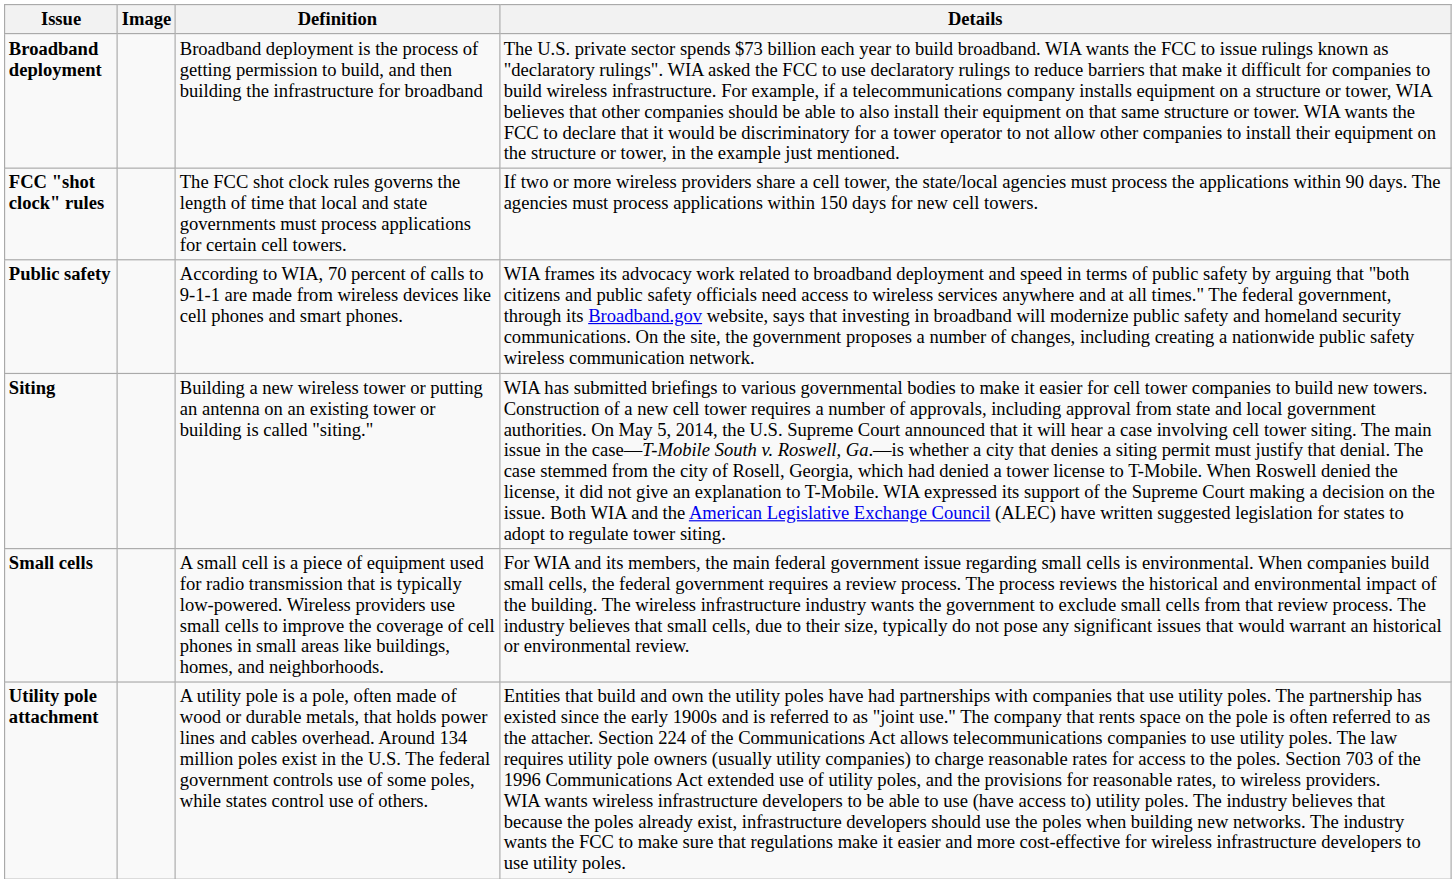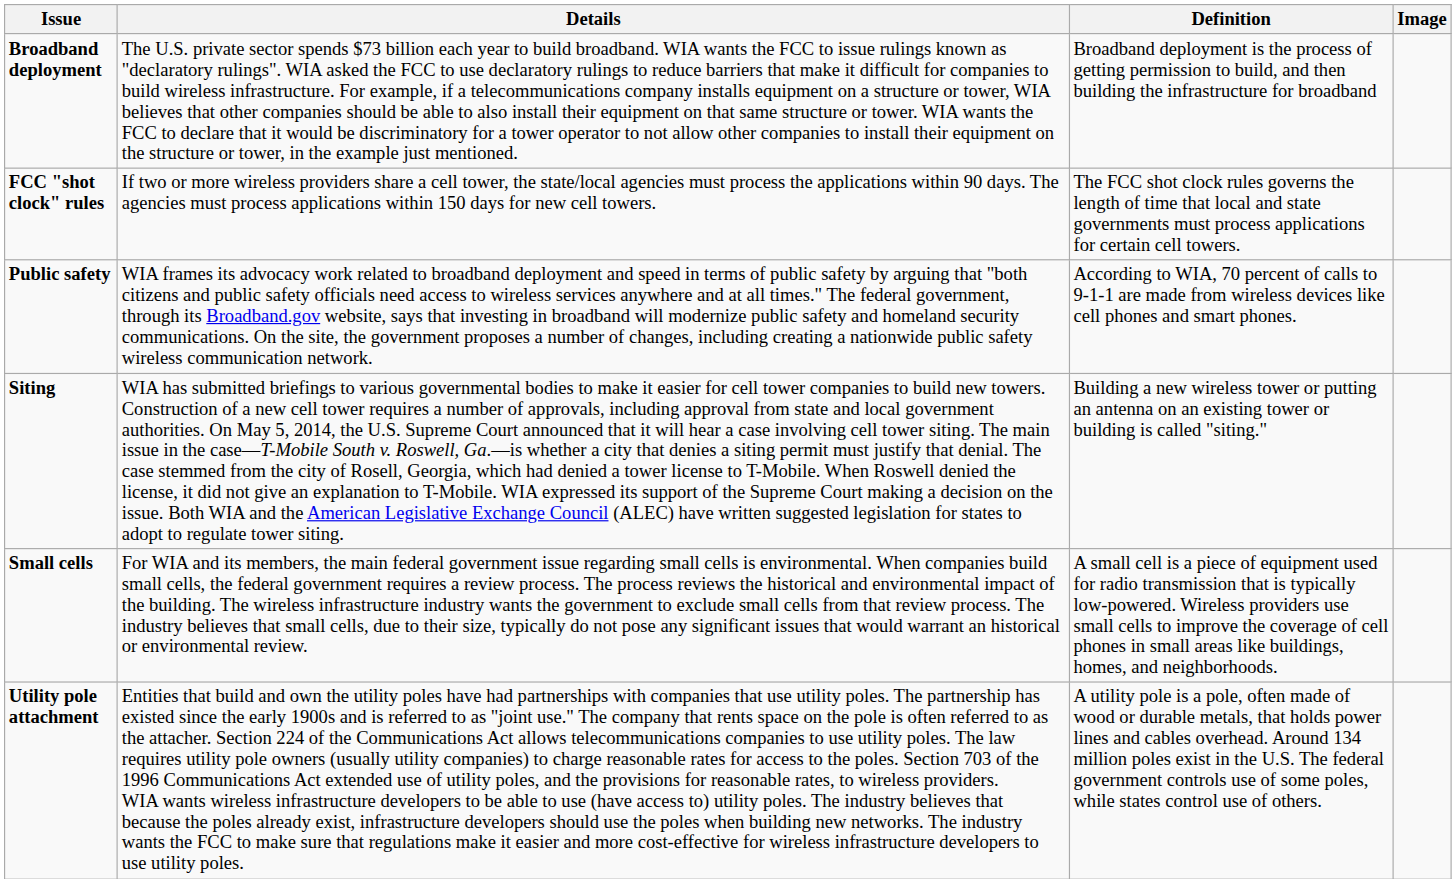columns swapped: (146, 19) <-> (975, 19)
